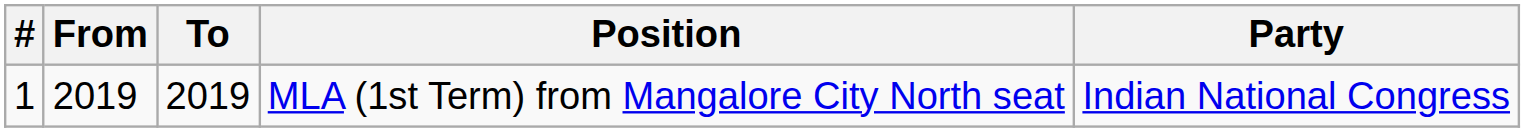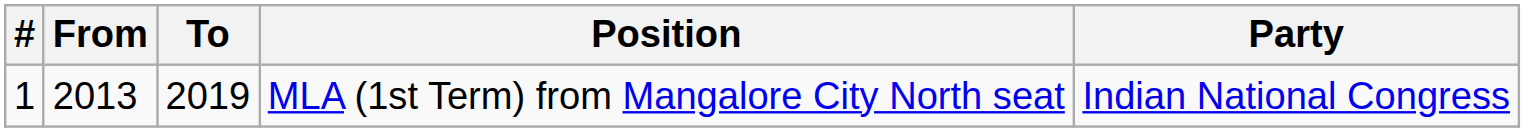(95, 95) 2019 -> (95, 95) 2013
